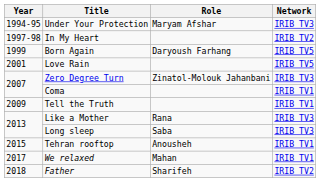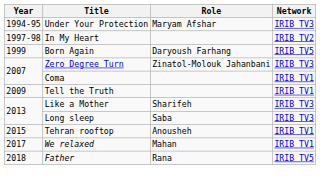- row: (67, 64)
(162, 118) Rana -> (172, 104) Sharifeh
(172, 171) Sharifeh -> (162, 158) Rana
(294, 171) IRIB TV2 -> (294, 158) IRIB TV5
